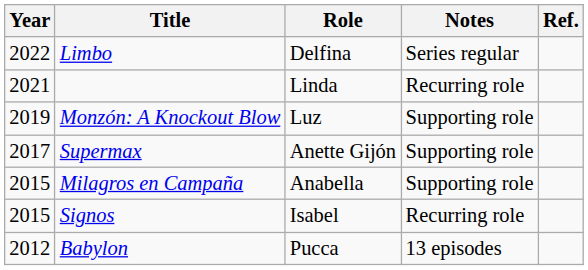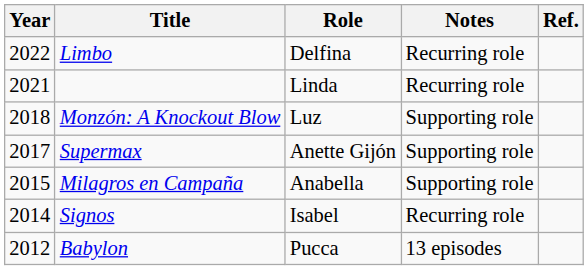(462, 53) Series regular -> (465, 53) Recurring role
(30, 118) 2019 -> (30, 118) 2018
(30, 215) 2015 -> (30, 215) 2014
